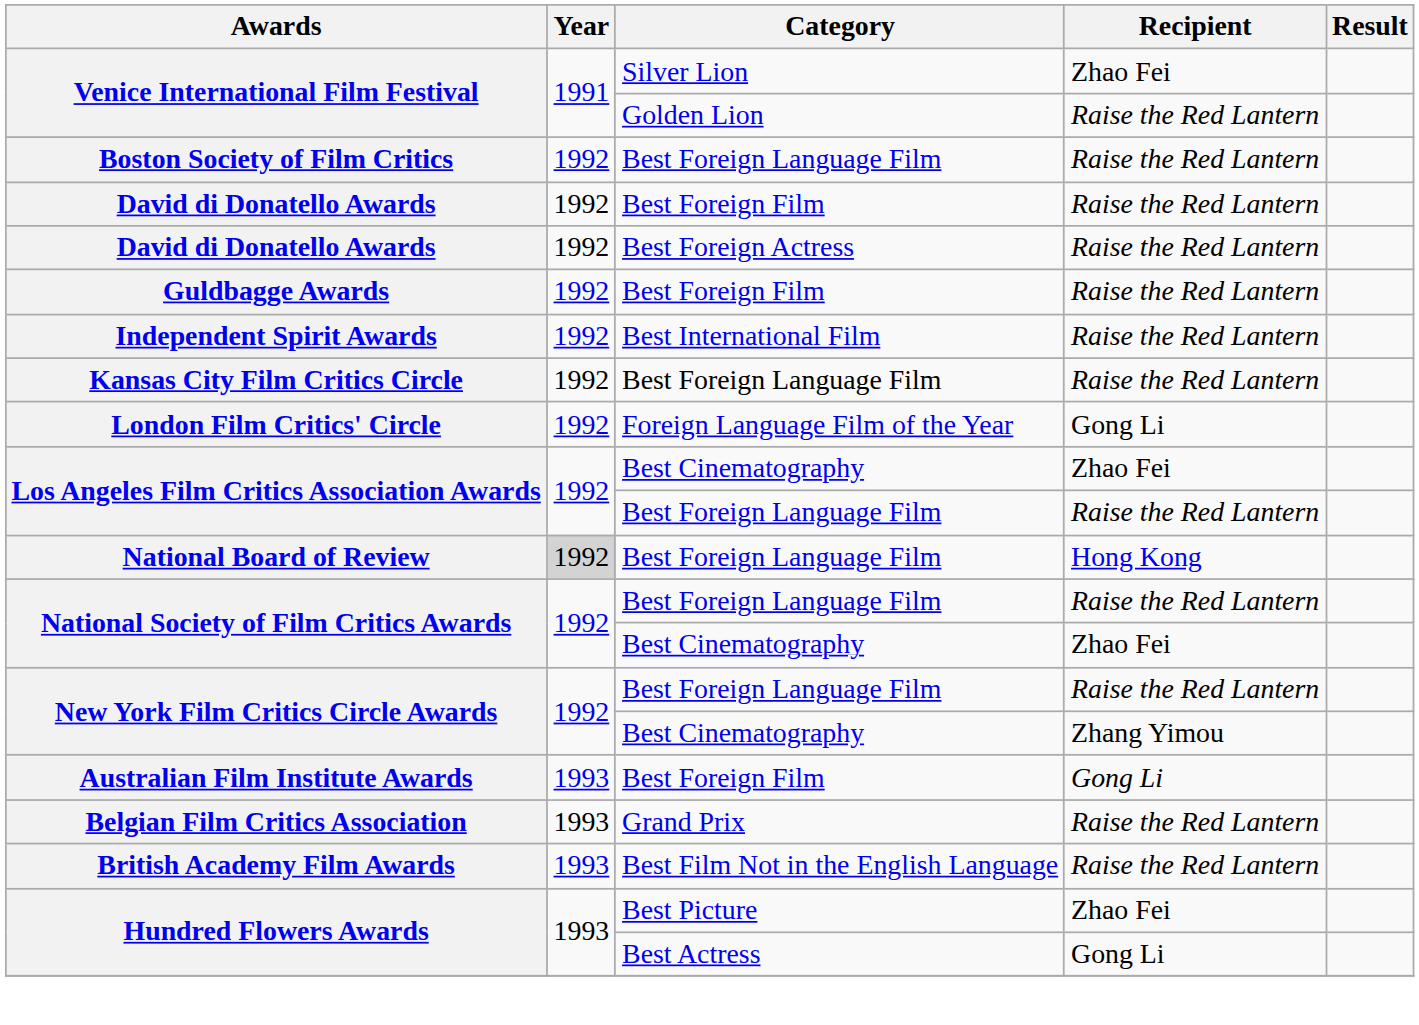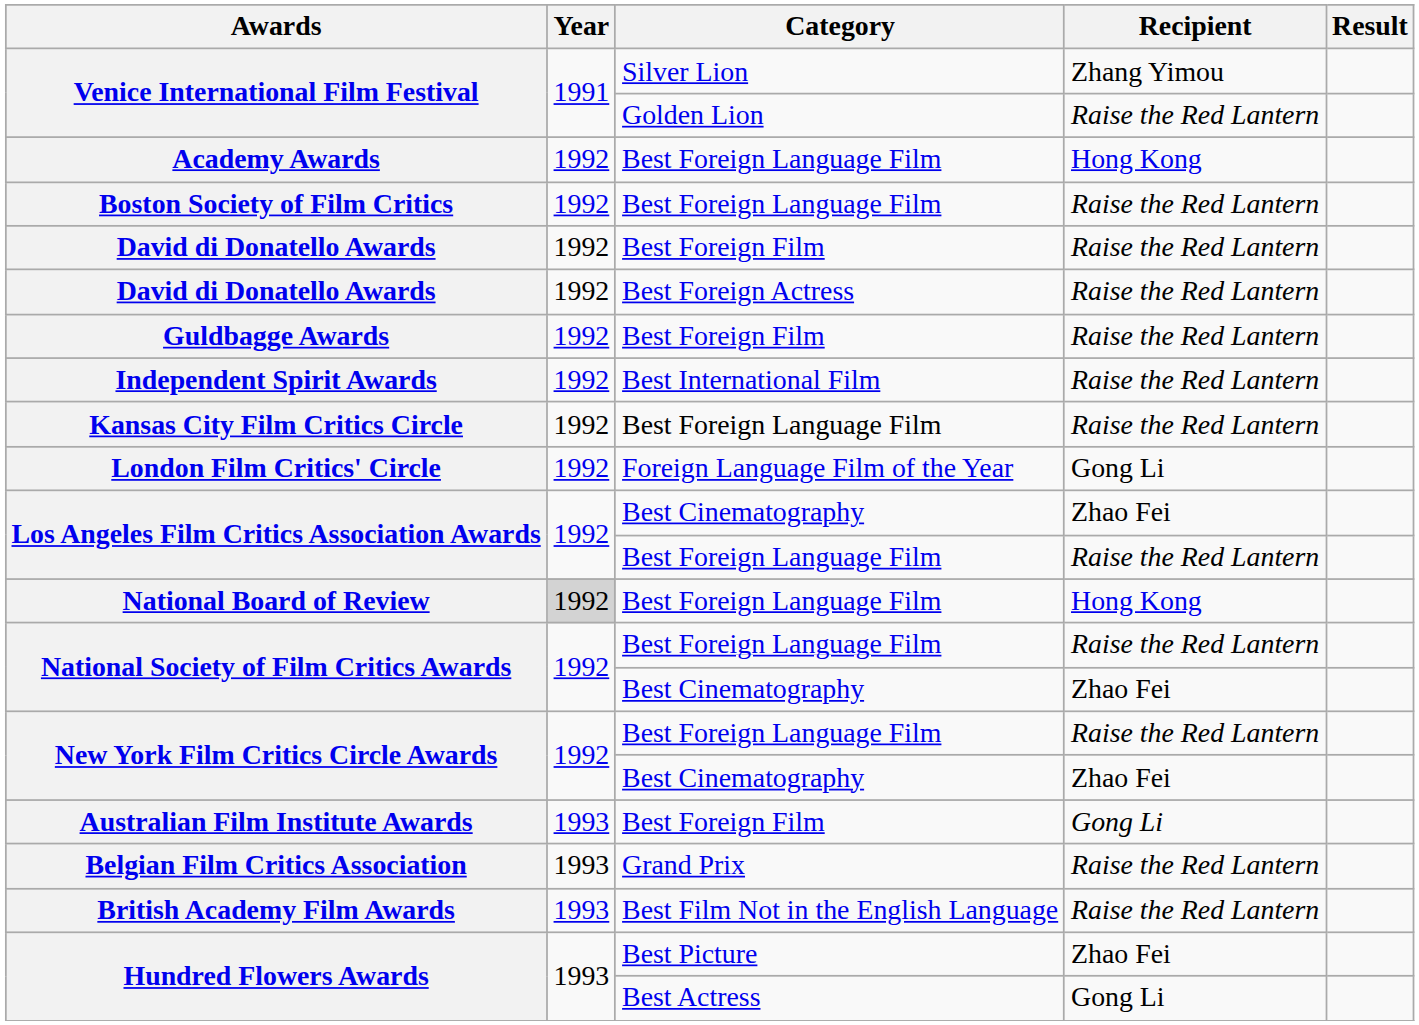(1121, 70) Zhao Fei -> (1147, 70) Zhang Yimou
+ row: (276, 159)
(1147, 733) Zhang Yimou -> (1121, 777) Zhao Fei
